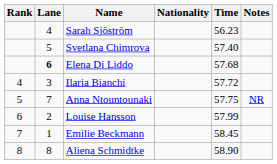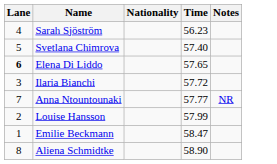- column: (20, 13)
(226, 64) 57.68 -> (196, 64) 57.65
(226, 99) 57.75 -> (196, 99) 57.77
(226, 133) 58.45 -> (196, 133) 58.47
